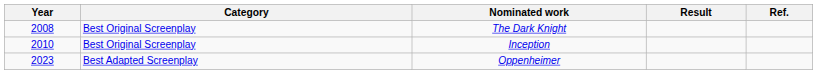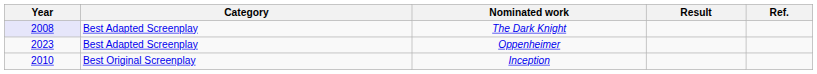(42, 28) no background -> (42, 28) lavender background
(139, 28) Best Original Screenplay -> (140, 28) Best Adapted Screenplay
rows swapped: (529, 45) <-> (529, 61)
